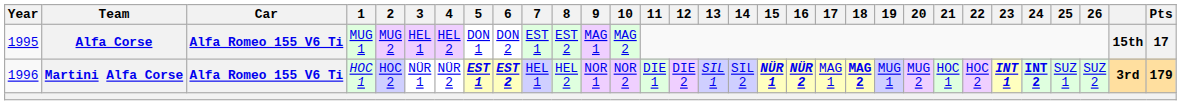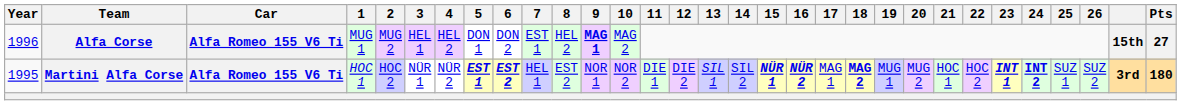(23, 42) 1995 -> (23, 42) 1996
(567, 42) EST 2 -> (567, 42) HEL 2
(596, 42) normal -> (596, 42) bold
(1161, 42) 17 -> (1161, 42) 27
(23, 76) 1996 -> (23, 76) 1995
(567, 76) HEL 2 -> (567, 76) EST 2
(1161, 76) 179 -> (1161, 76) 180
